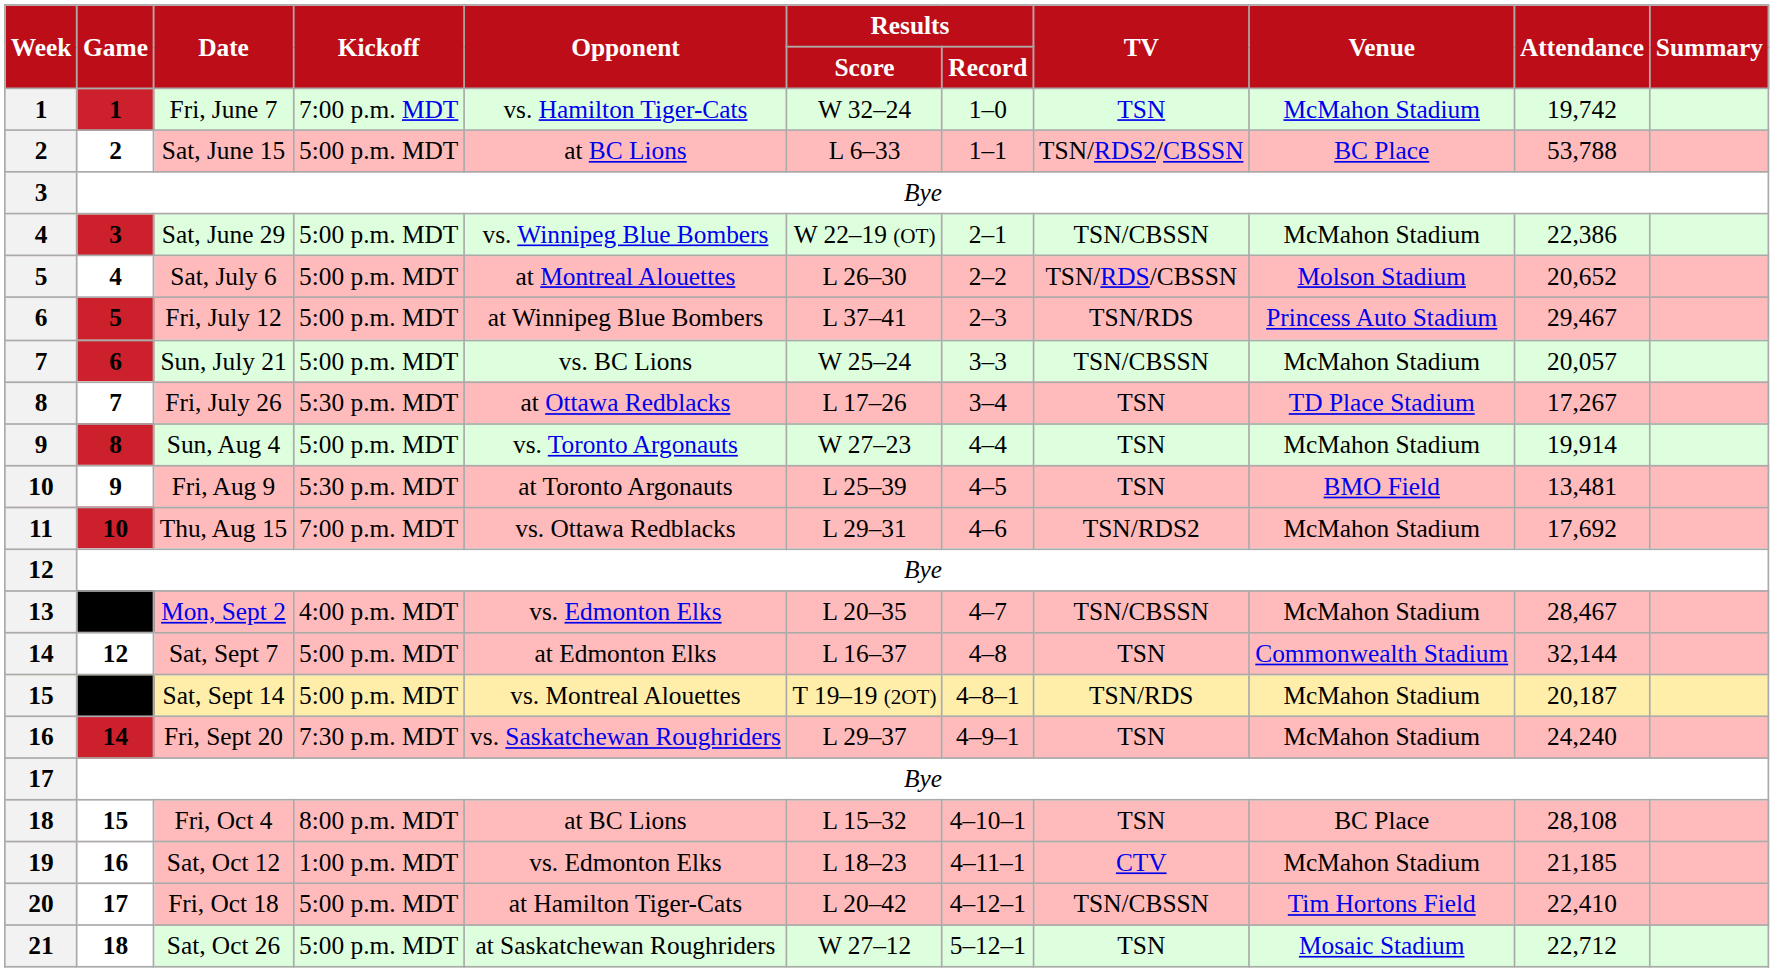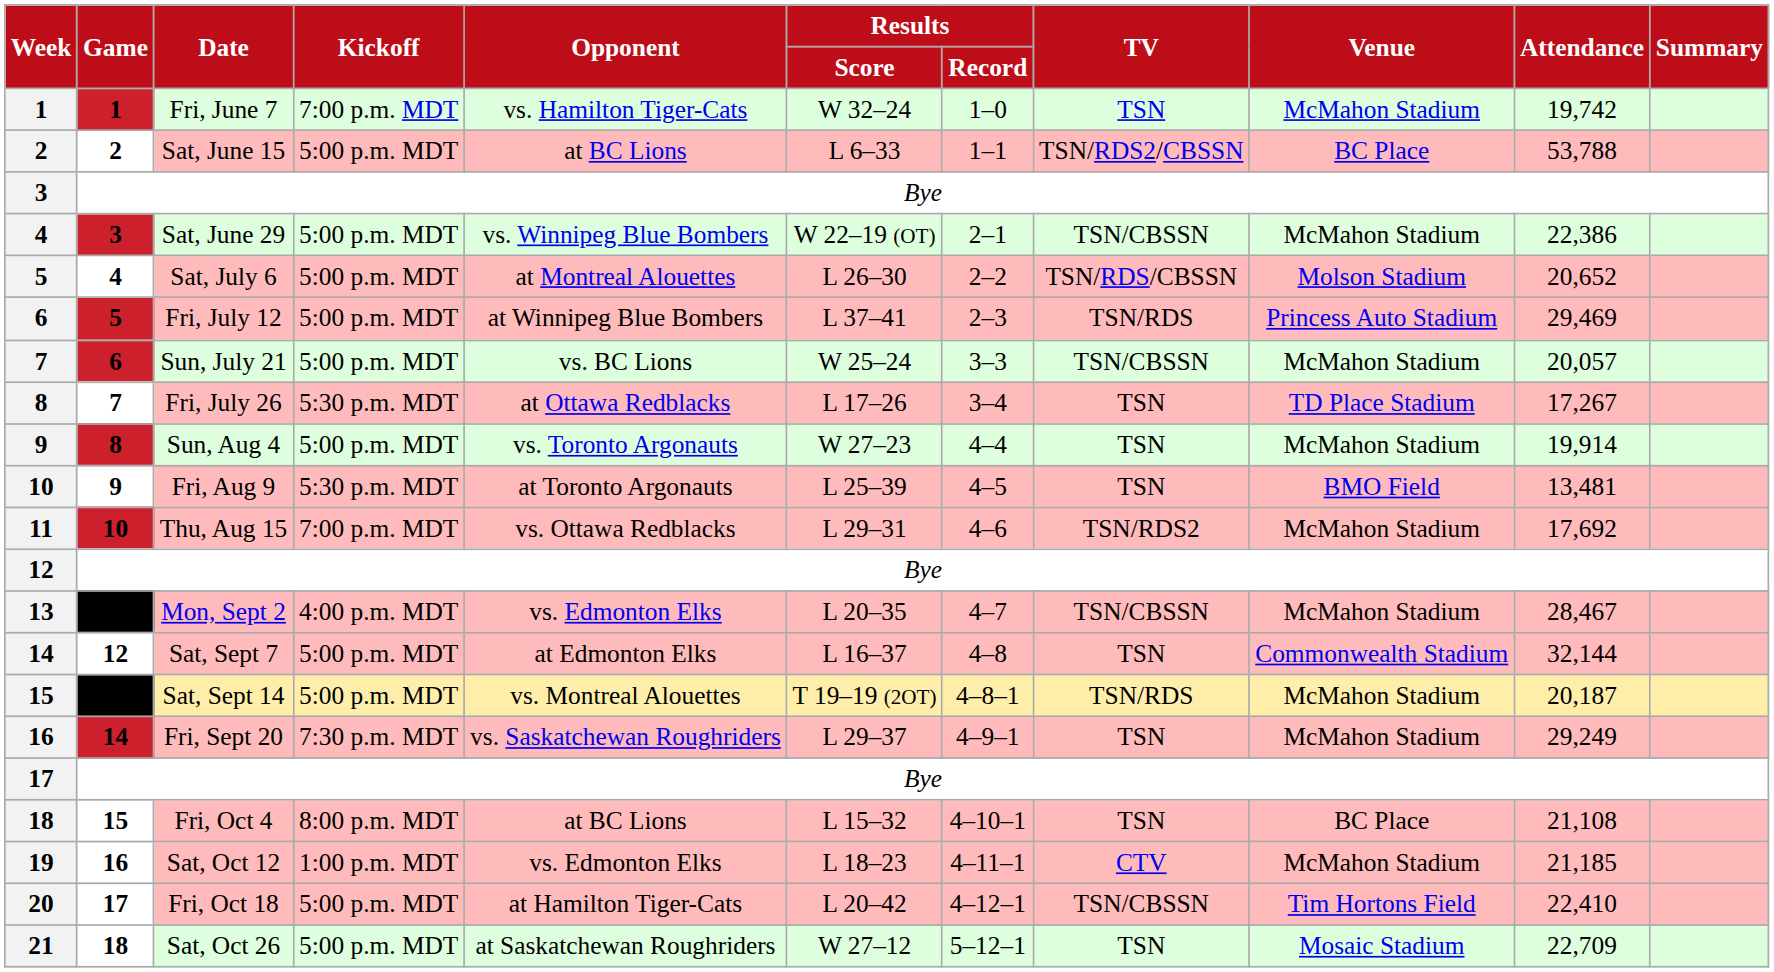(1582, 318) 29,467 -> (1582, 318) 29,469
(1582, 737) 24,240 -> (1582, 737) 29,249
(1582, 820) 28,108 -> (1582, 820) 21,108
(1582, 946) 22,712 -> (1582, 946) 22,709
